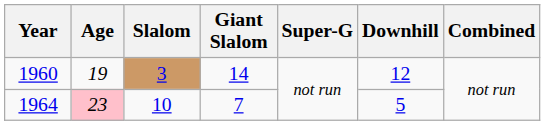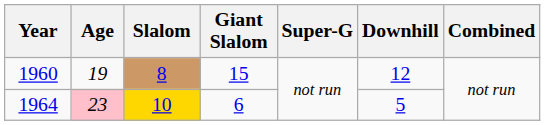(162, 73) 3 -> (162, 73) 8
(239, 73) 14 -> (239, 73) 15
(162, 104) no background -> (162, 104) gold background
(239, 104) 7 -> (239, 104) 6
